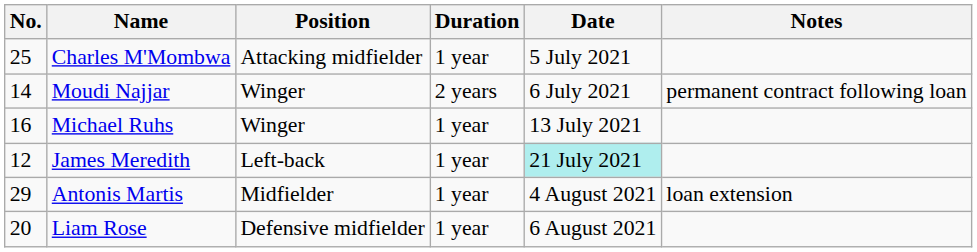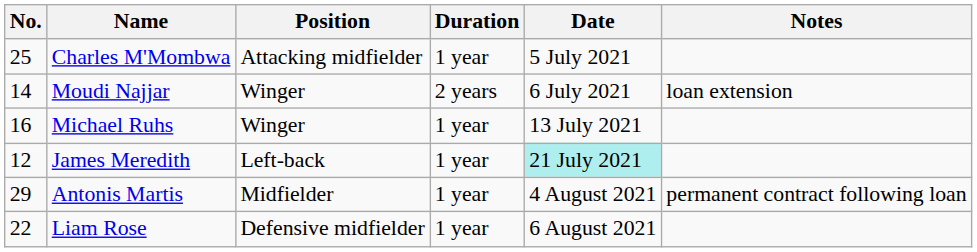(816, 90) permanent contract following loan -> (729, 90) loan extension
(729, 194) loan extension -> (816, 194) permanent contract following loan
(21, 228) 20 -> (21, 228) 22
